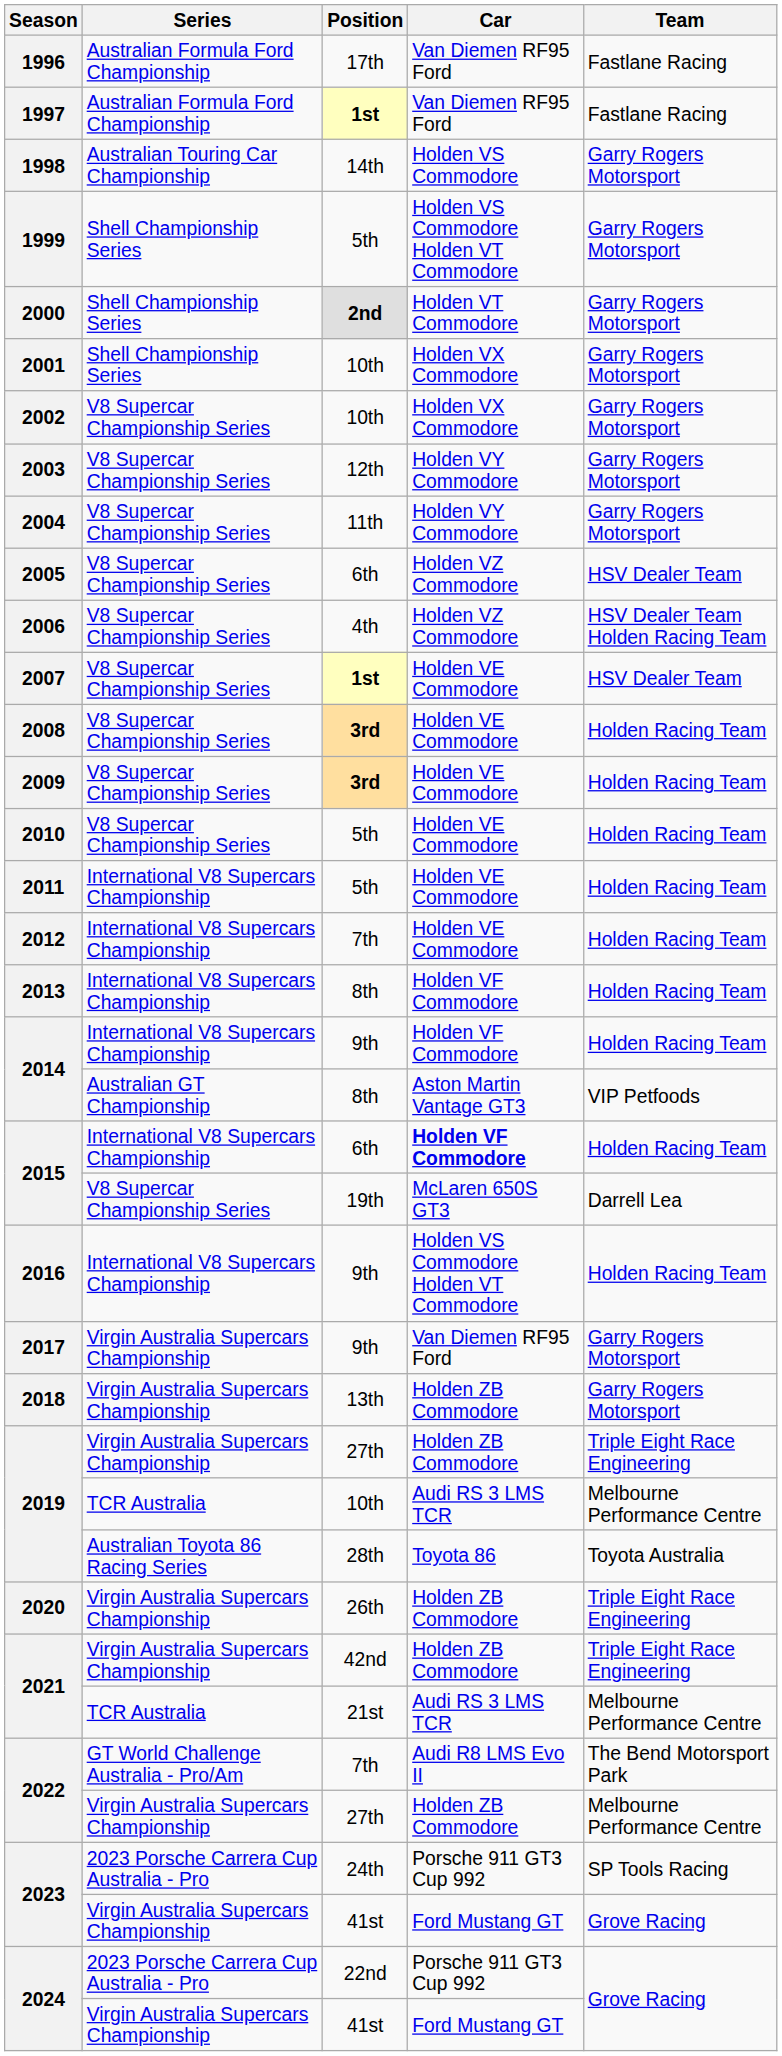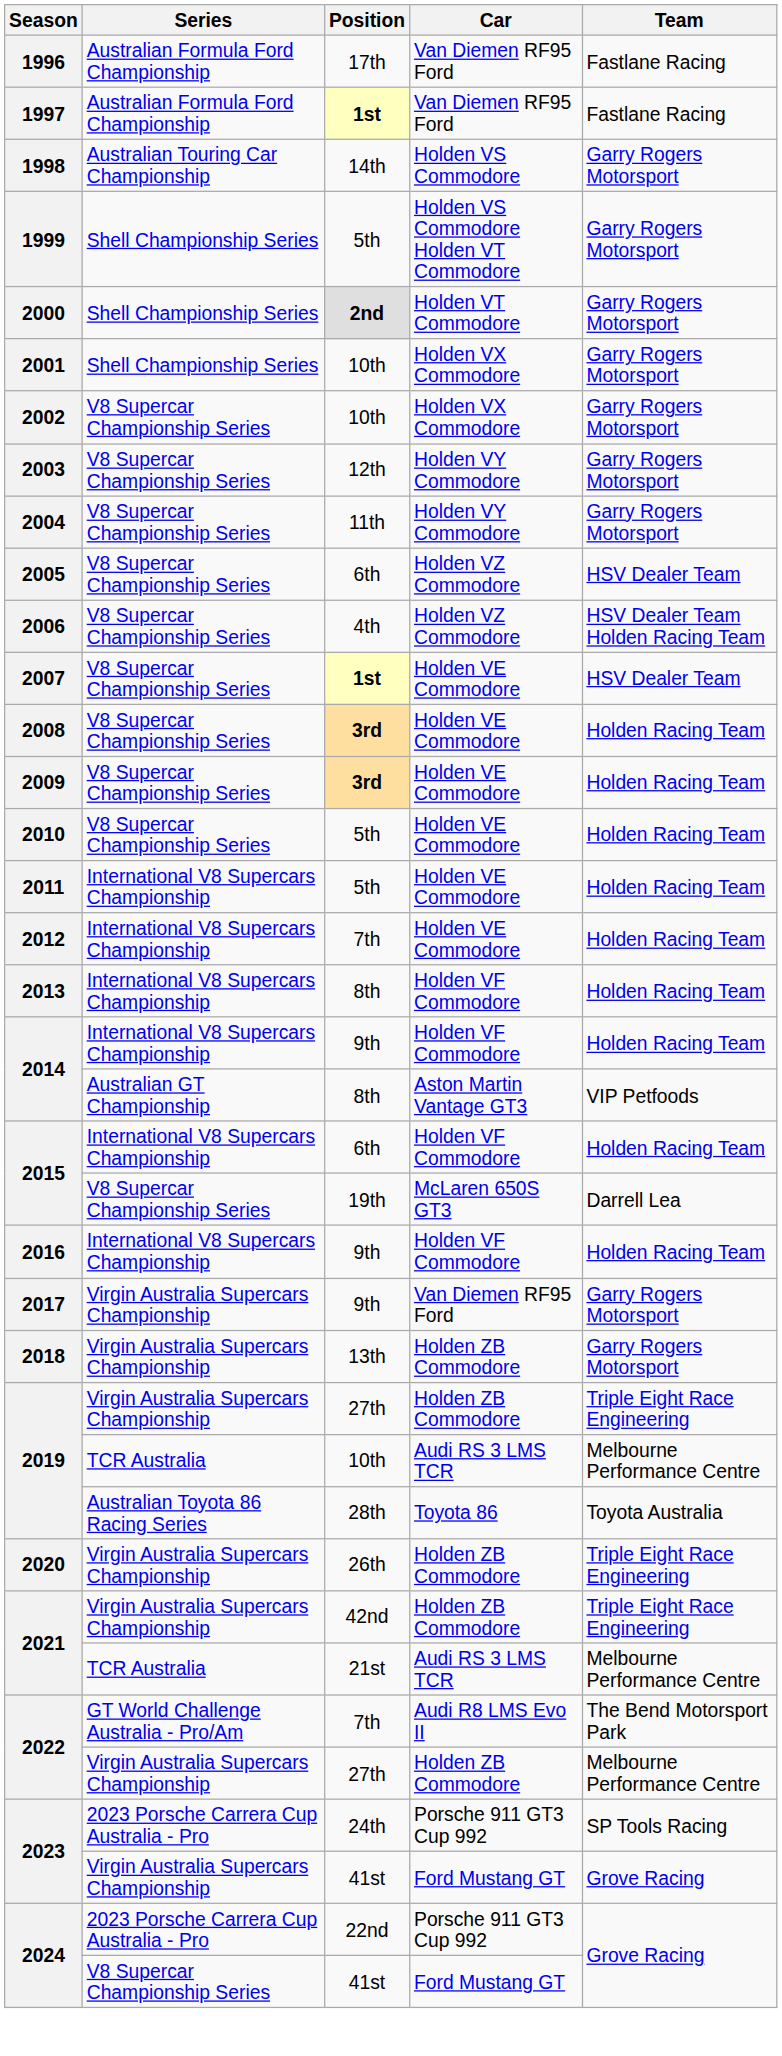(469, 1148) bold -> (467, 1148) normal
(465, 1274) Holden VS Commodore Holden VT Commodore -> (467, 1252) Holden VF Commodore
(197, 2025) Virgin Australia Supercars Championship -> (178, 1982) V8 Supercar Championship Series
